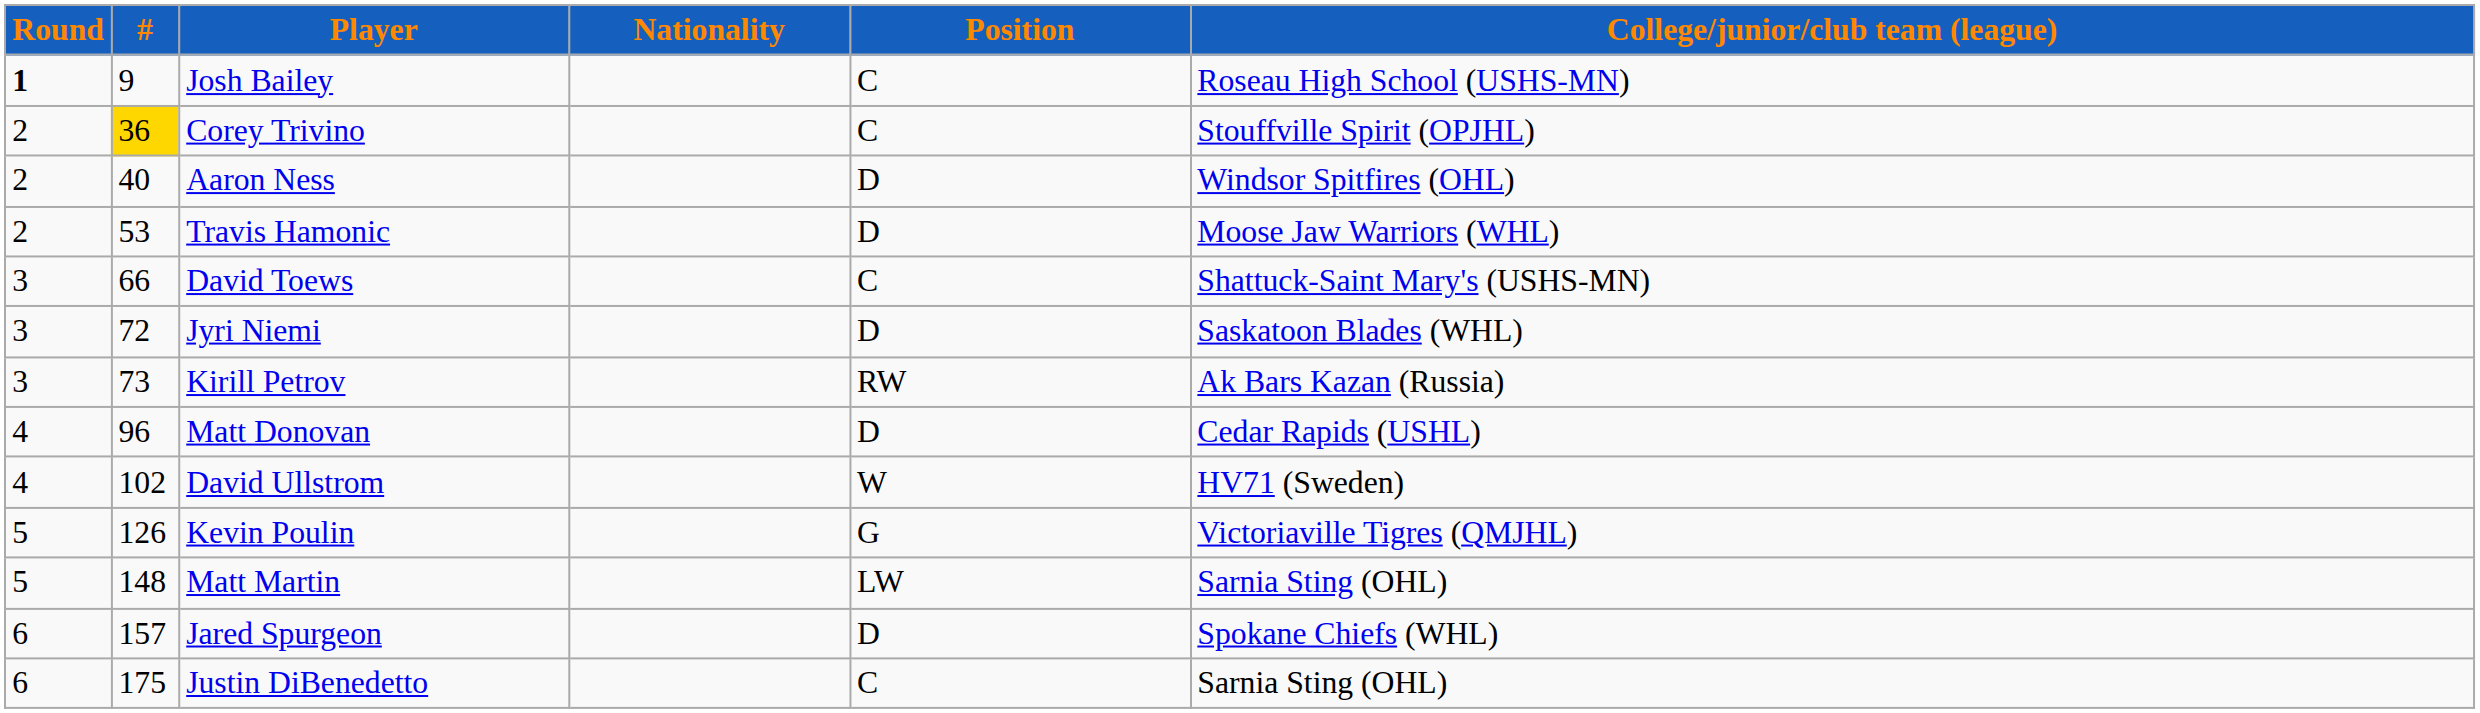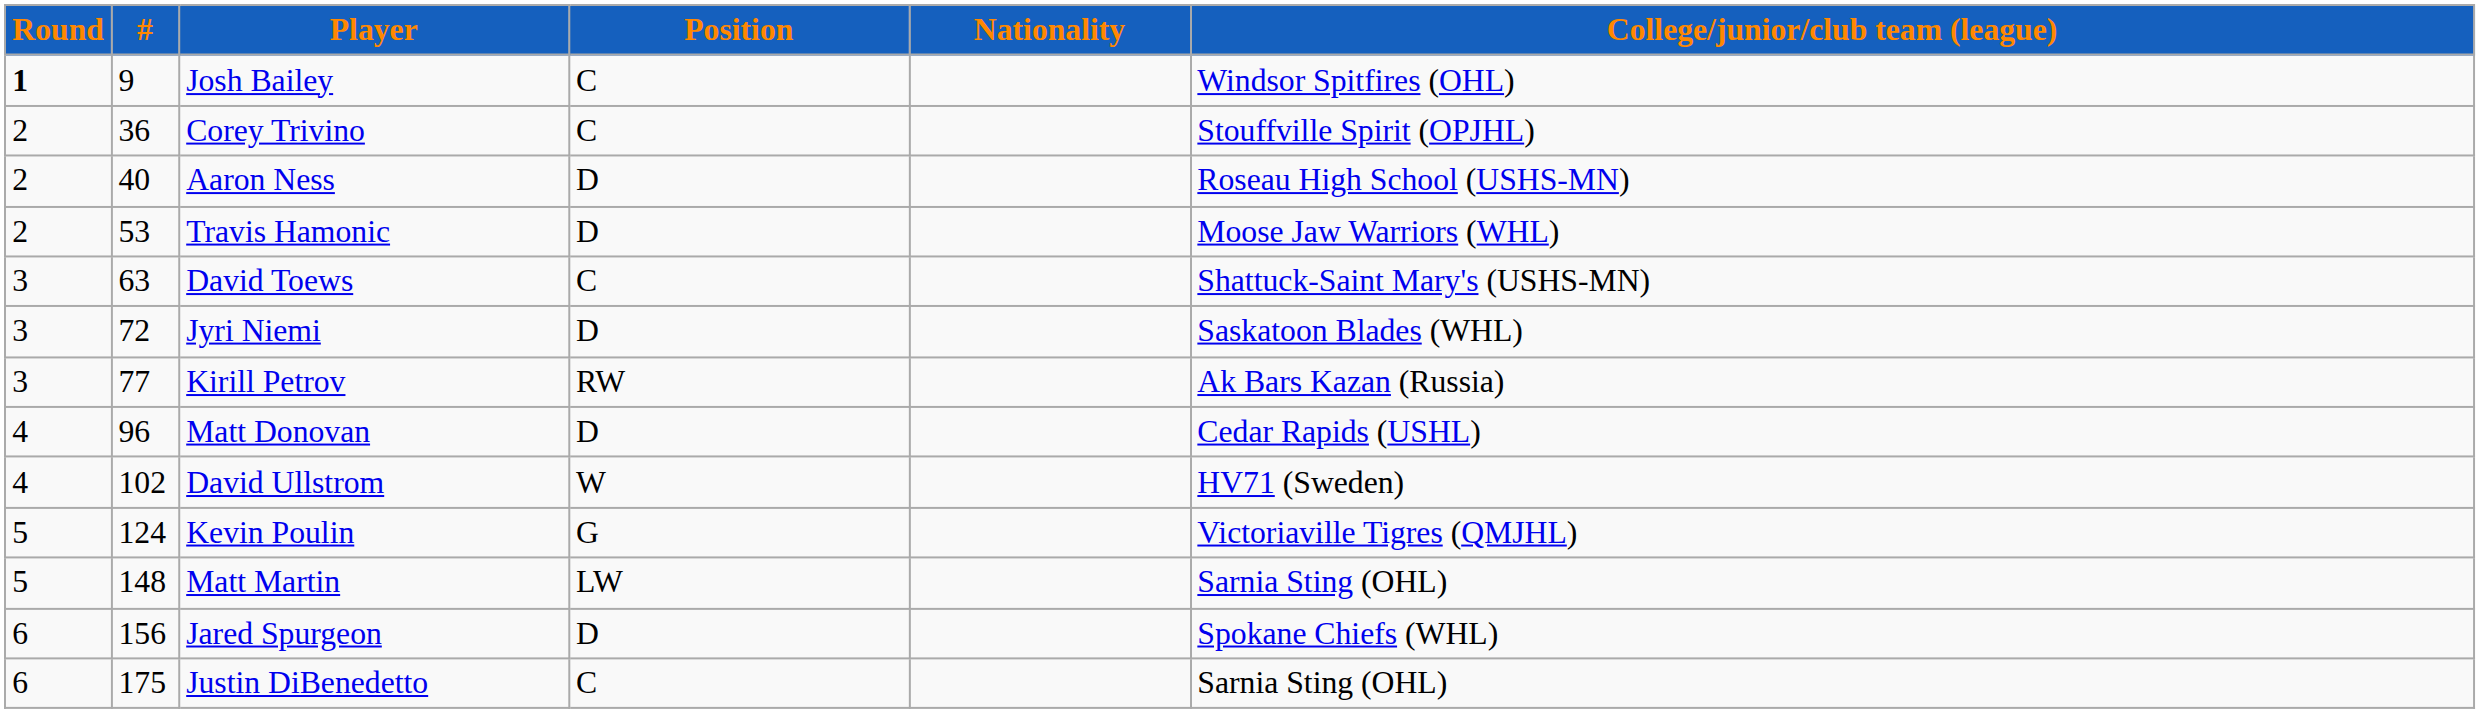columns swapped: (1020, 29) <-> (709, 29)
(1413, 79) Roseau High School (USHS-MN) -> (1356, 79) Windsor Spitfires (OHL)
(134, 130) gold background -> (134, 130) no background
(1356, 180) Windsor Spitfires (OHL) -> (1413, 180) Roseau High School (USHS-MN)
(134, 280) 66 -> (134, 280) 63
(134, 381) 73 -> (134, 381) 77
(142, 532) 126 -> (142, 532) 124
(142, 632) 157 -> (142, 632) 156
